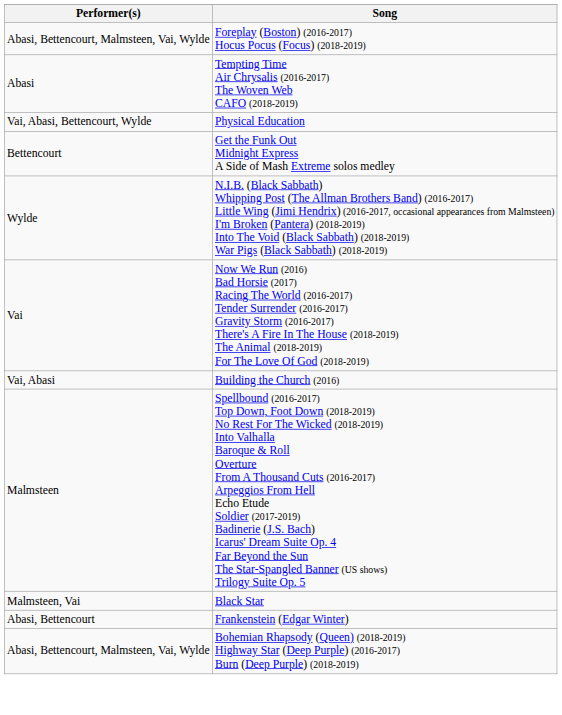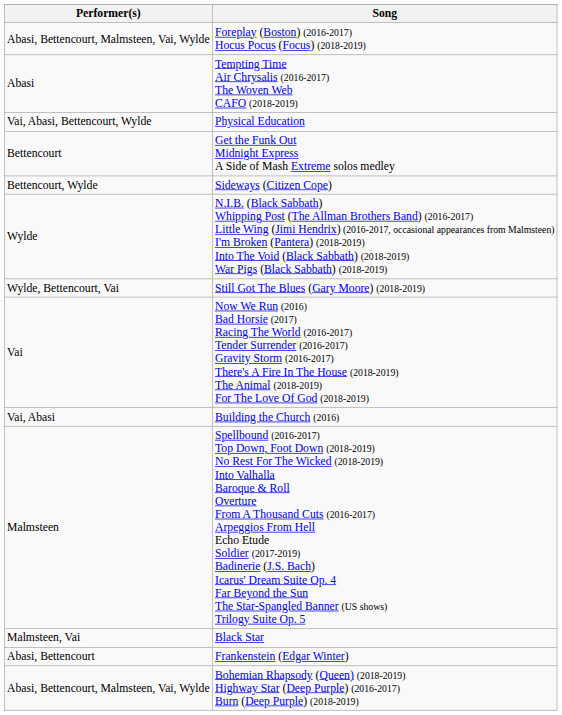+ row: (273, 185)
+ row: (320, 287)
